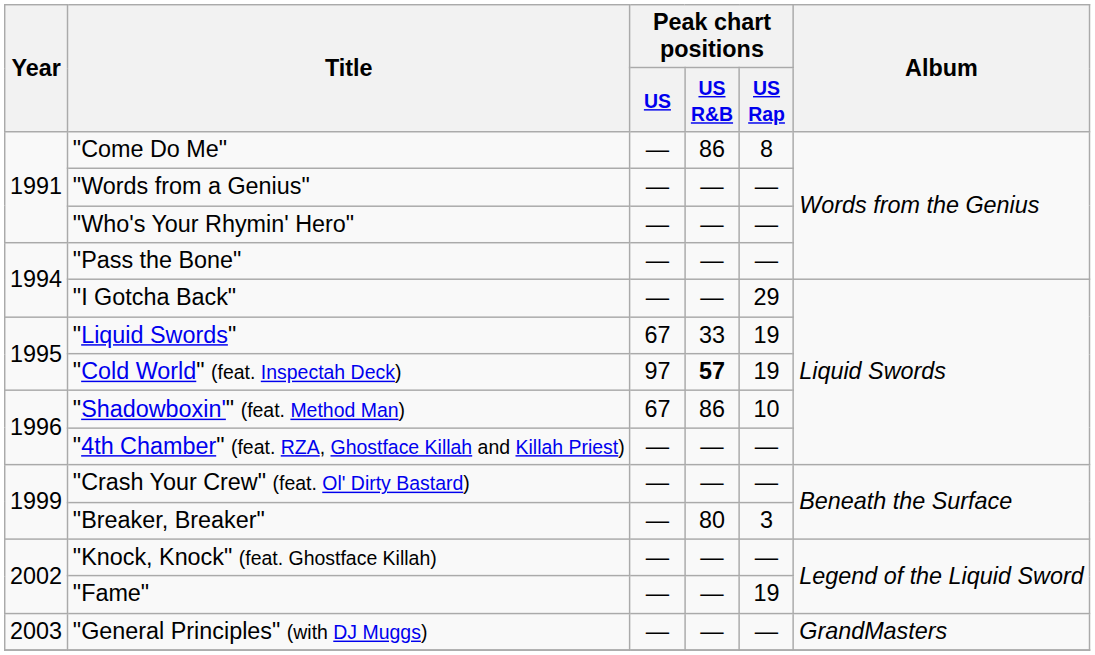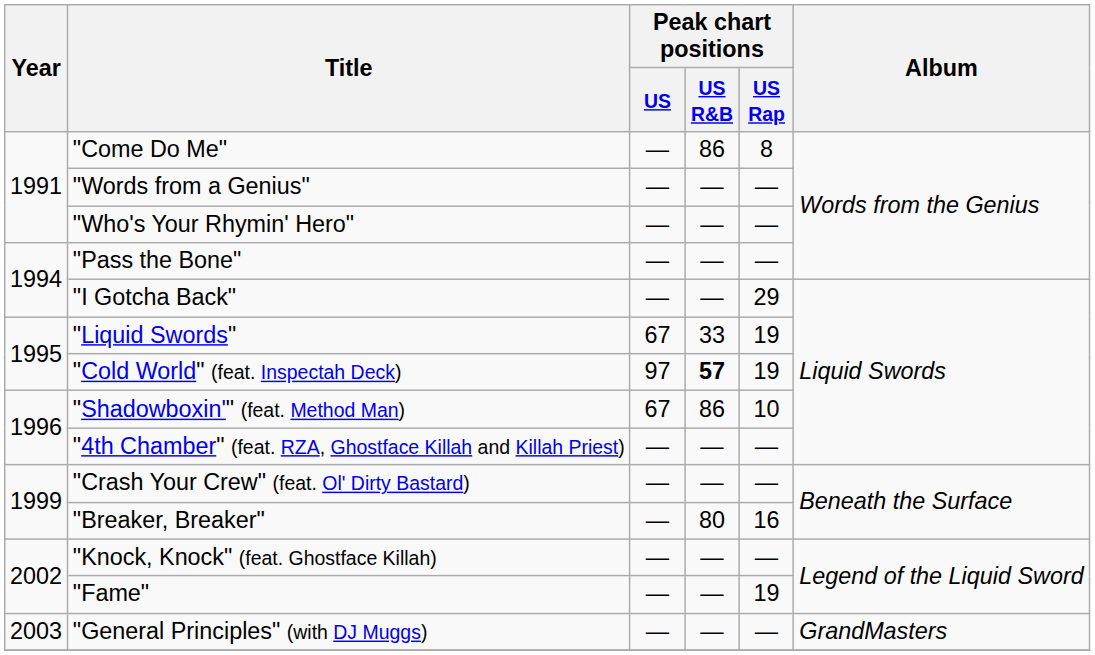(767, 520) 3 -> (767, 520) 16
